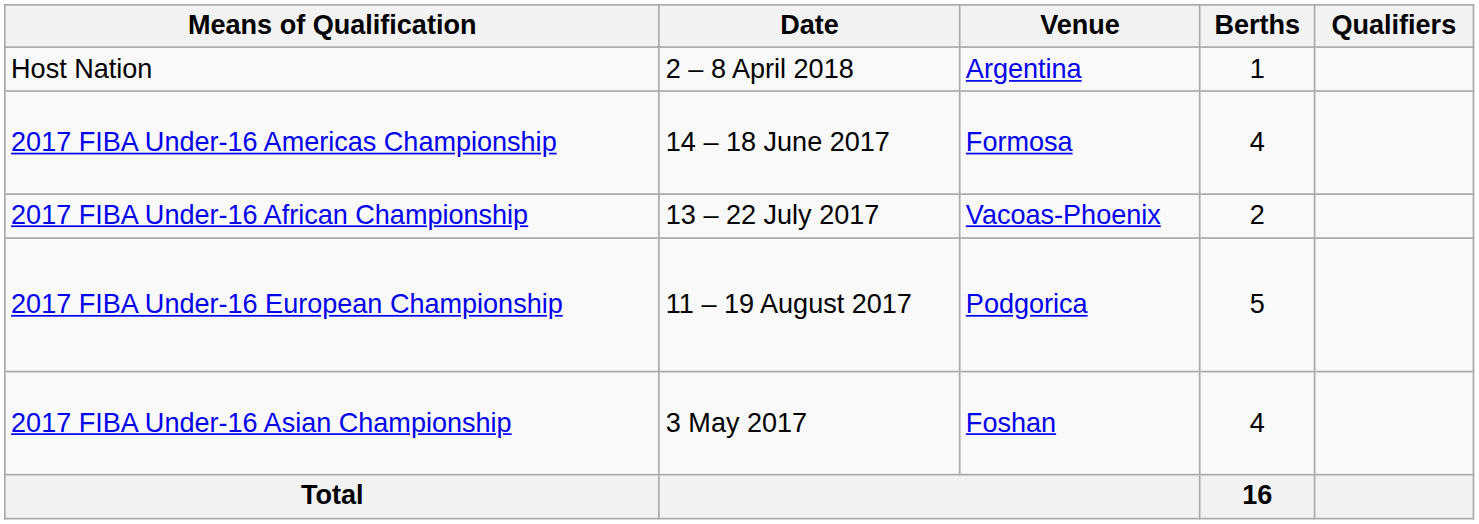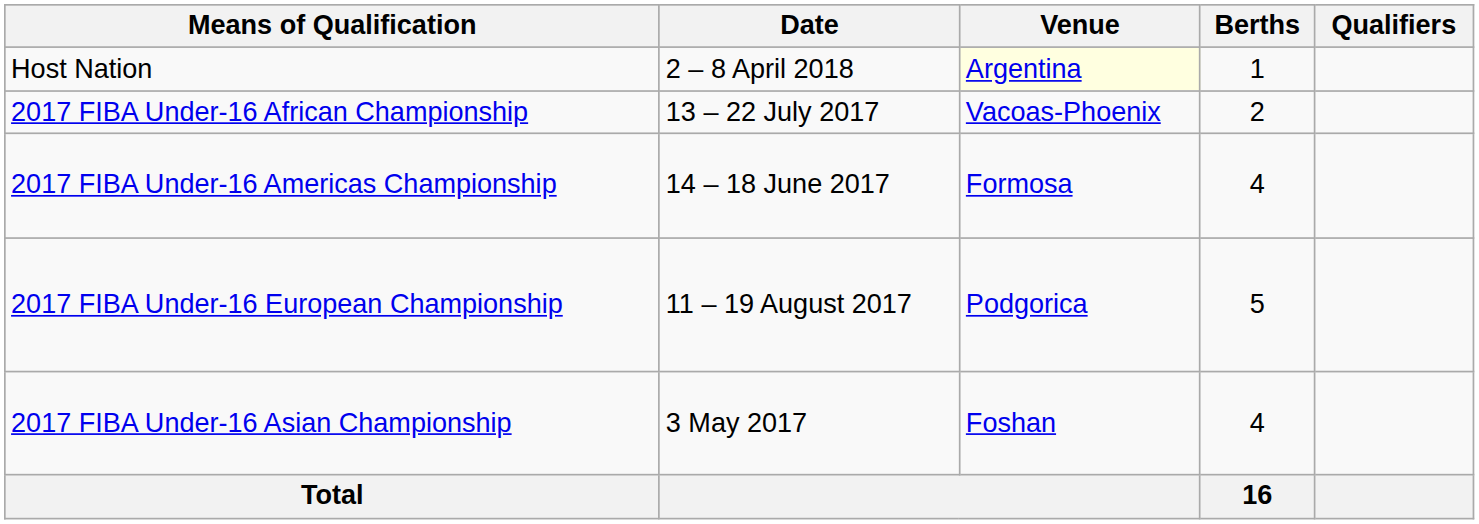(1024, 68) no background -> (1024, 68) lightyellow background
rows swapped: (284, 142) <-> (270, 215)
